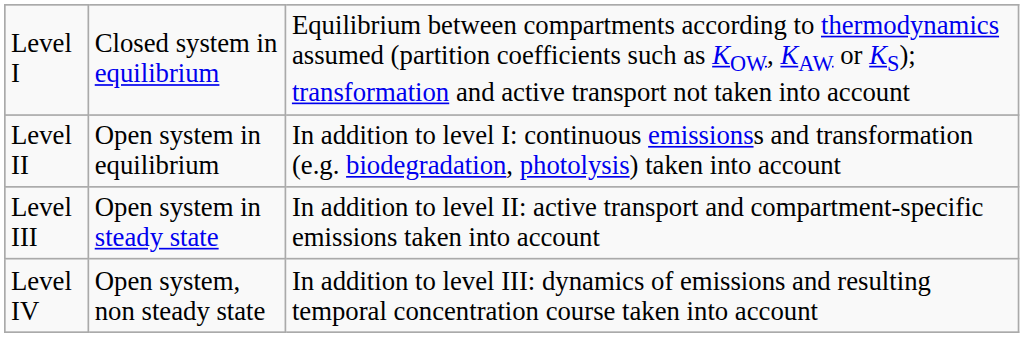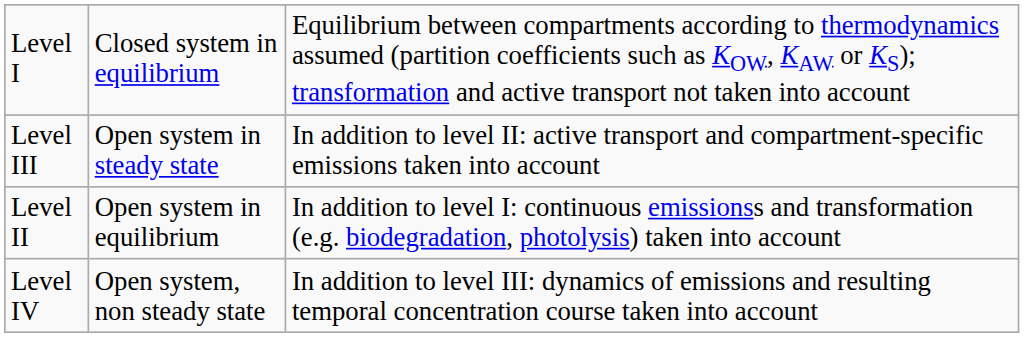rows swapped: (41, 150) <-> (41, 222)
